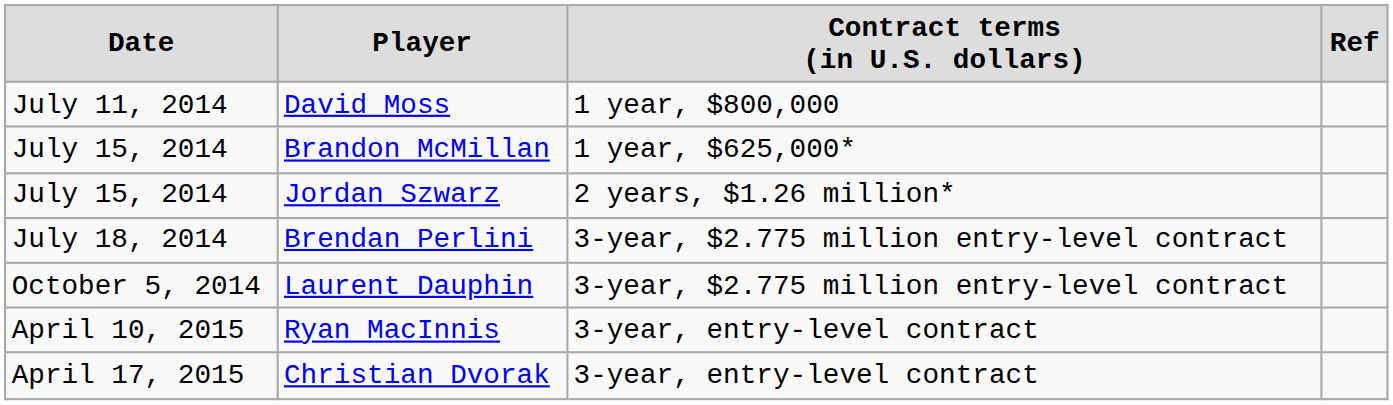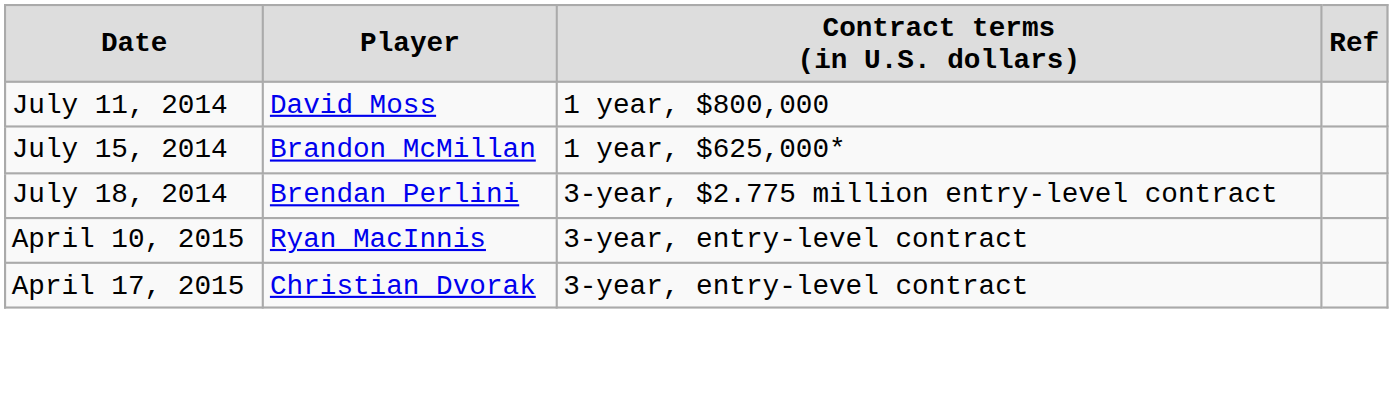- row: (392, 195)
- row: (409, 285)
